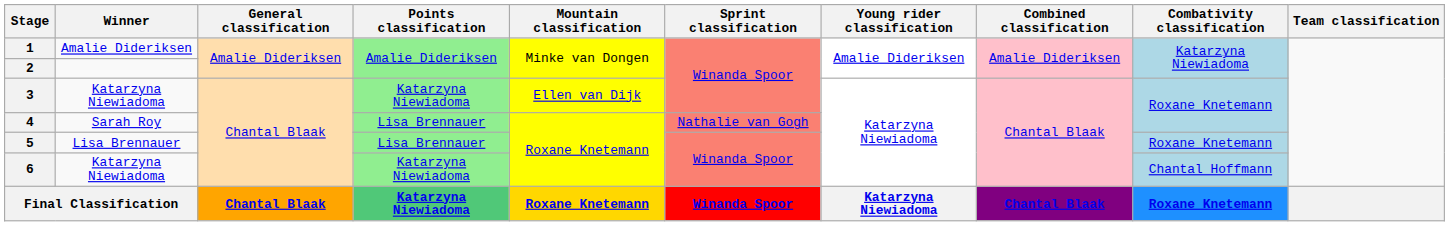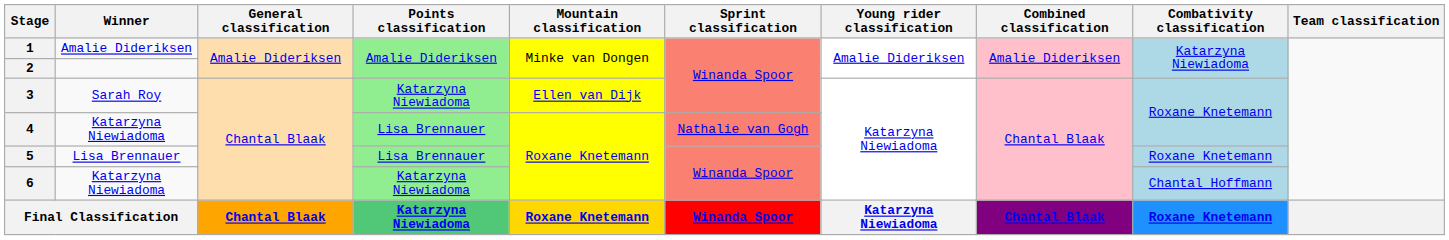(127, 96) Katarzyna Niewiadoma -> (127, 96) Sarah Roy
(127, 123) Sarah Roy -> (127, 130) Katarzyna Niewiadoma
